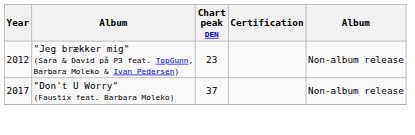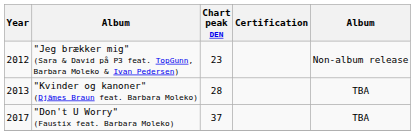+ row: (116, 91)
(356, 91) Non-album release -> (361, 117) TBA
